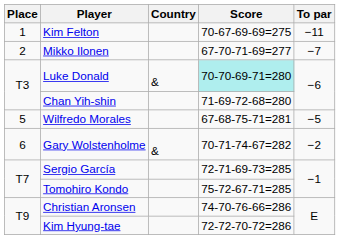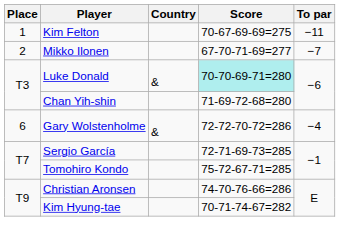- row: (87, 120)
(246, 145) 70-71-74-67=282 -> (246, 126) 72-72-70-72=286
(314, 145) −2 -> (314, 126) −4
(246, 225) 72-72-70-72=286 -> (246, 207) 70-71-74-67=282
